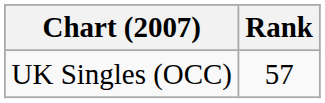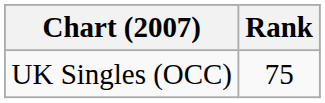(279, 73) 57 -> (279, 73) 75
